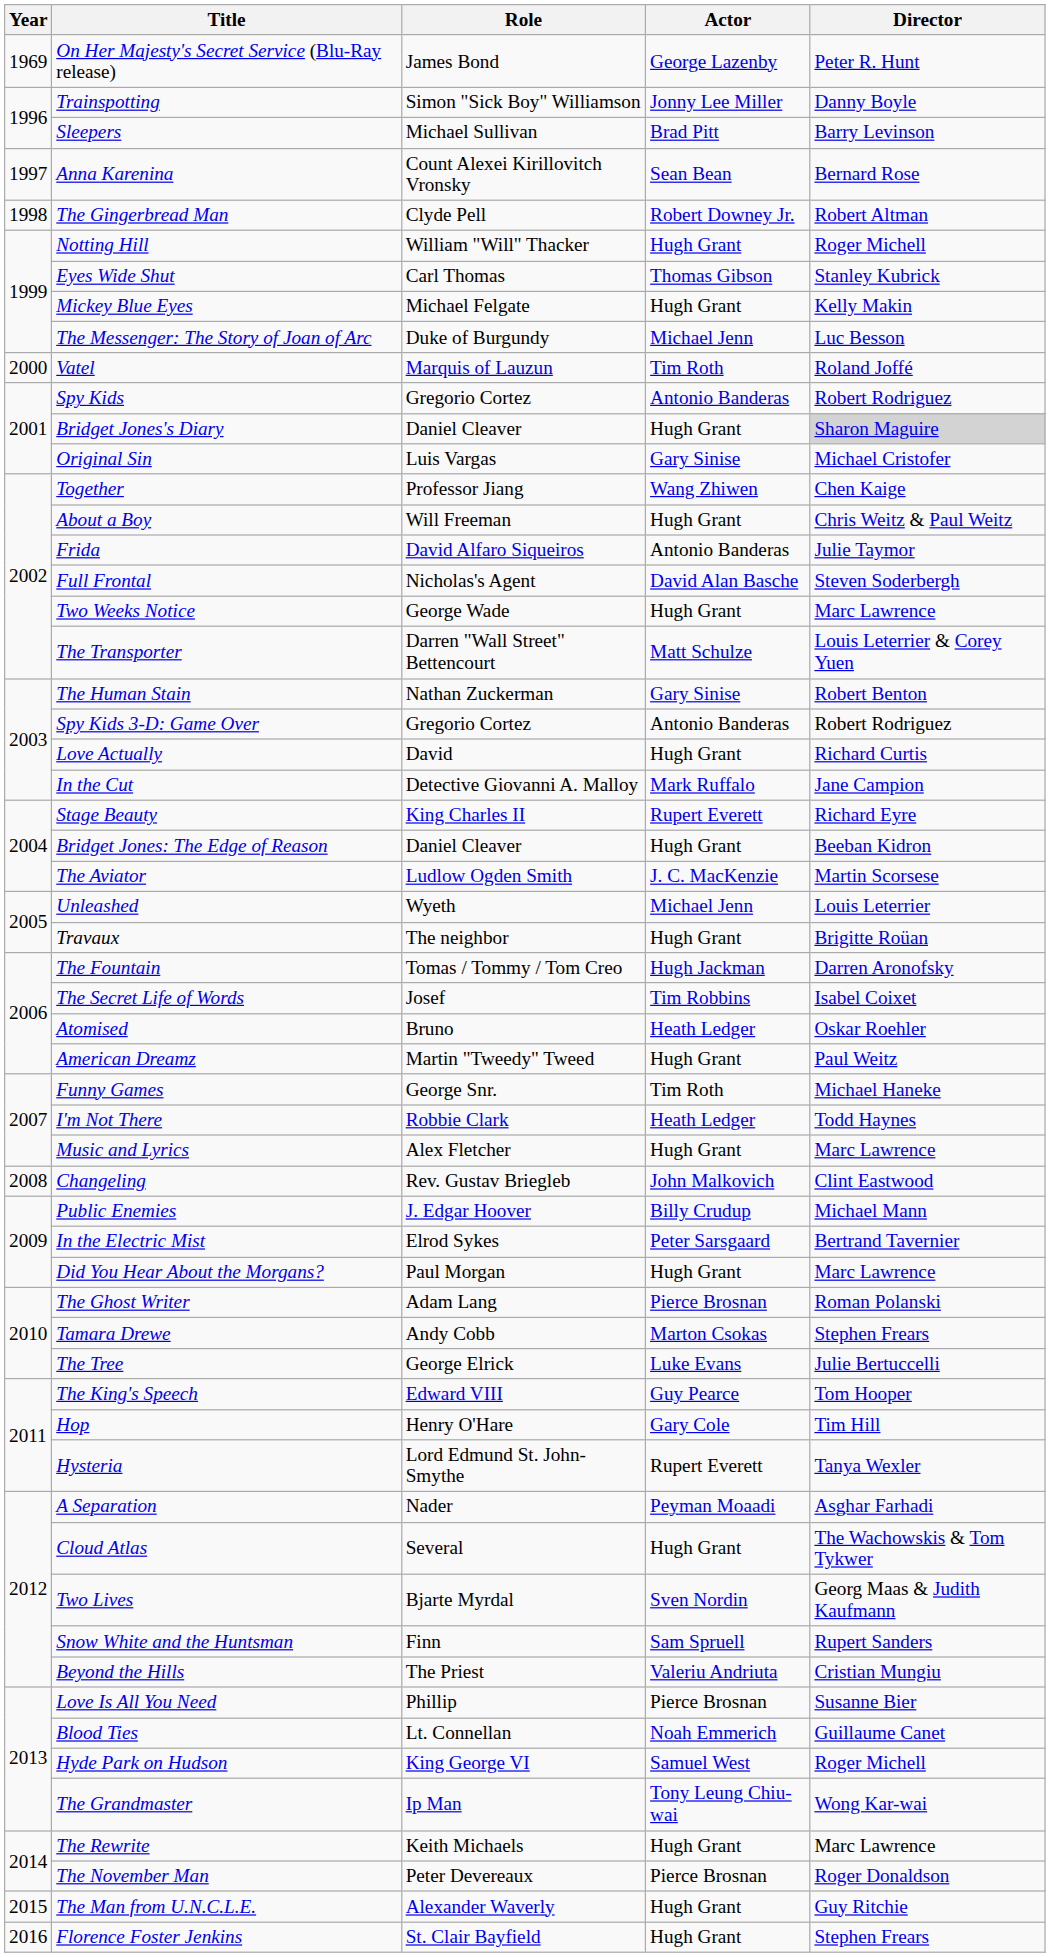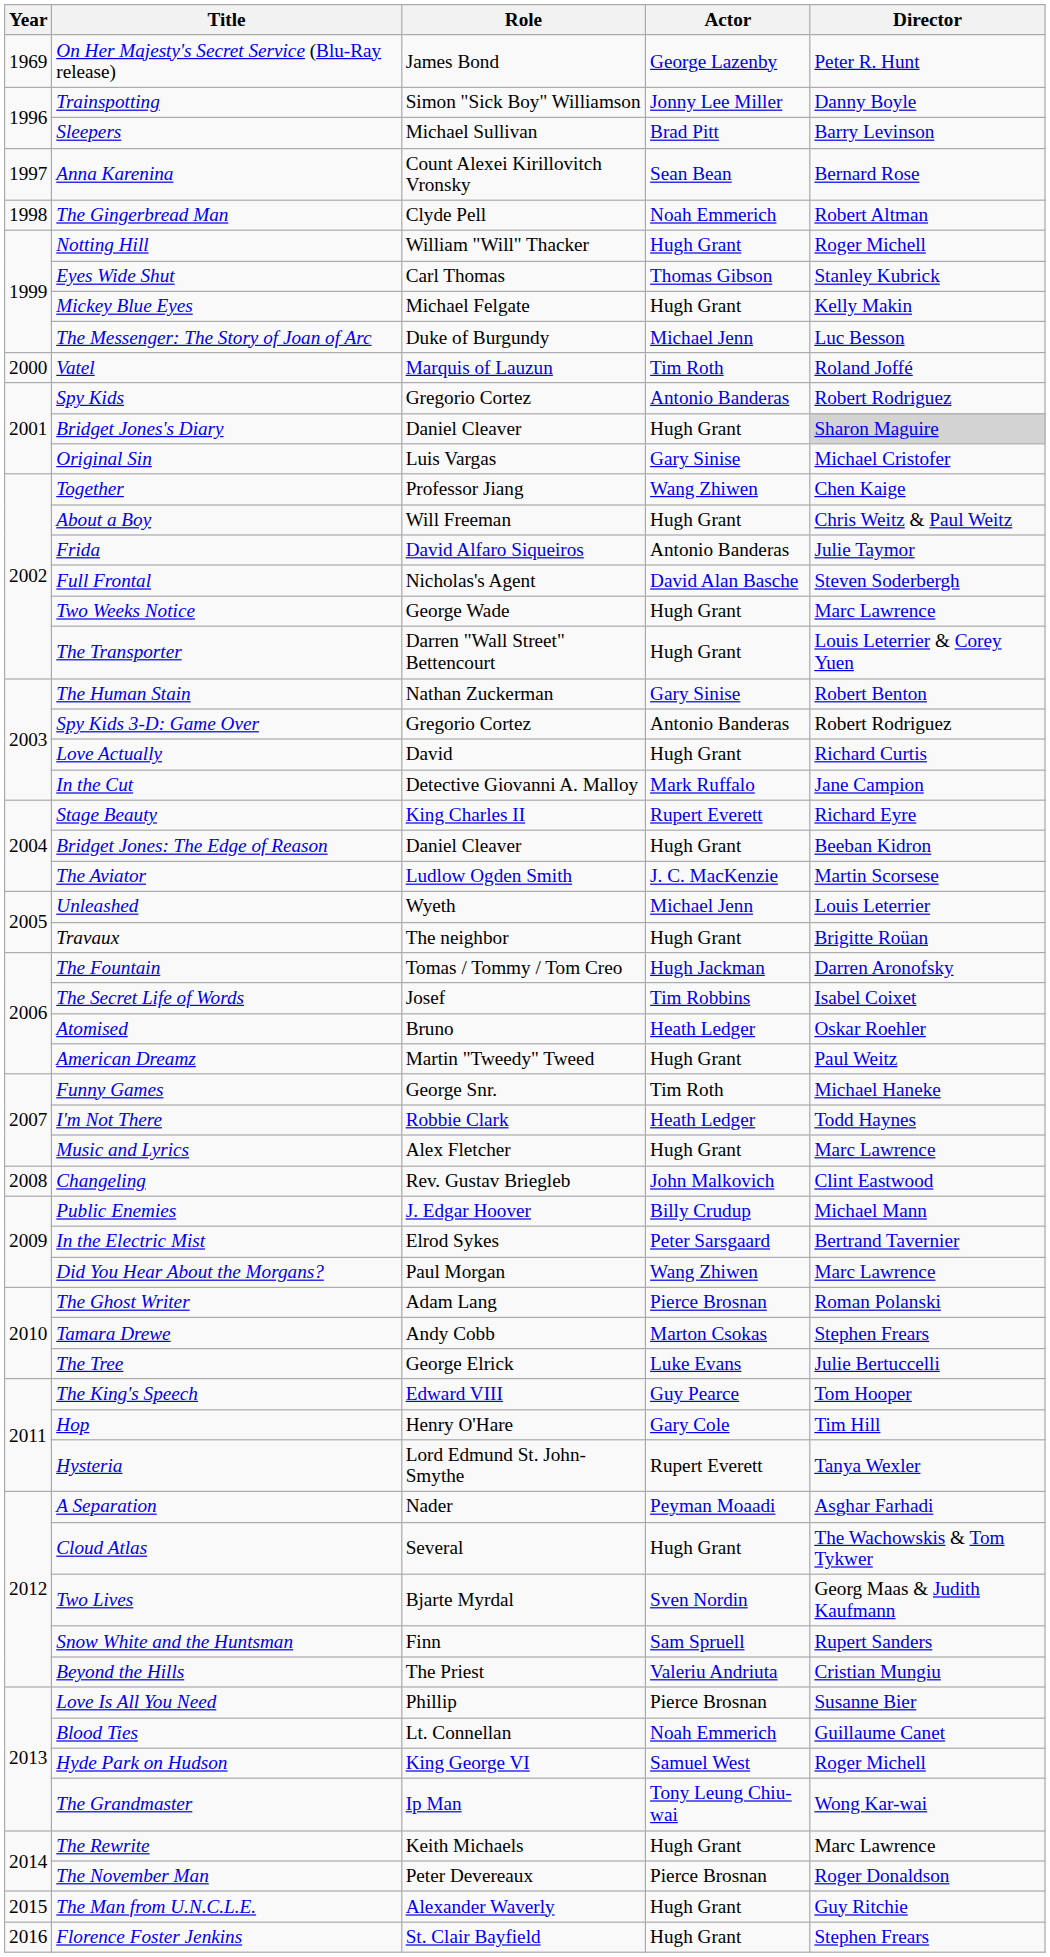(722, 215) Robert Downey Jr. -> (713, 215) Noah Emmerich
(701, 652) Matt Schulze -> (696, 652) Hugh Grant
(696, 1272) Hugh Grant -> (704, 1272) Wang Zhiwen
